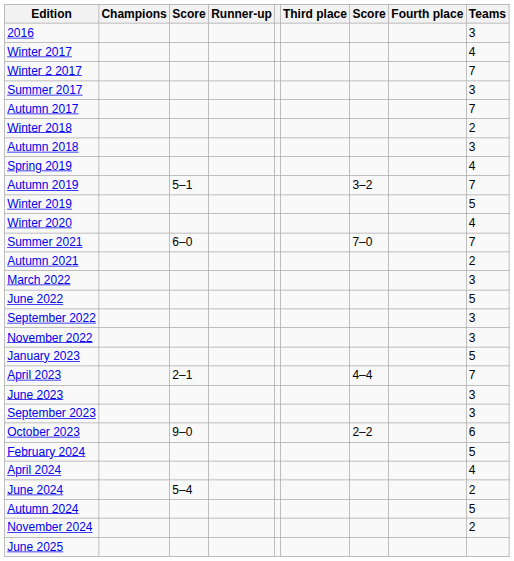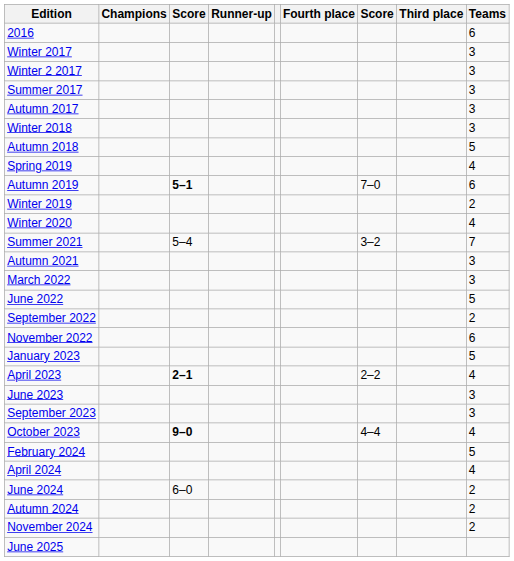columns swapped: (315, 14) <-> (427, 14)
(472, 33) 3 -> (472, 33) 6
(472, 52) 4 -> (472, 52) 3
(472, 71) 7 -> (472, 71) 3
(472, 109) 7 -> (472, 109) 3
(472, 128) 2 -> (472, 128) 3
(472, 147) 3 -> (472, 147) 5
(182, 185) normal -> (182, 185) bold
(362, 185) 3–2 -> (370, 185) 7–0
(472, 185) 7 -> (472, 185) 6
(472, 204) 5 -> (472, 204) 2
(182, 242) 6–0 -> (182, 242) 5–4
(362, 242) 7–0 -> (370, 242) 3–2
(472, 261) 2 -> (472, 261) 3
(472, 318) 3 -> (472, 318) 2
(472, 337) 3 -> (472, 337) 6
(182, 375) normal -> (182, 375) bold
(362, 375) 4–4 -> (370, 375) 2–2
(472, 375) 7 -> (472, 375) 4
(182, 432) normal -> (182, 432) bold
(362, 432) 2–2 -> (370, 432) 4–4
(472, 432) 6 -> (472, 432) 4
(182, 489) 5–4 -> (182, 489) 6–0
(472, 508) 5 -> (472, 508) 2
